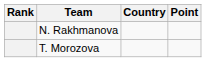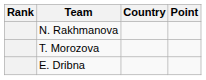+ row: (62, 65)
